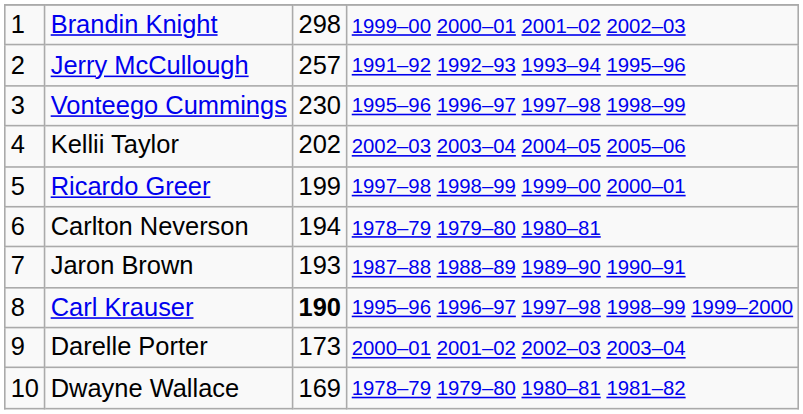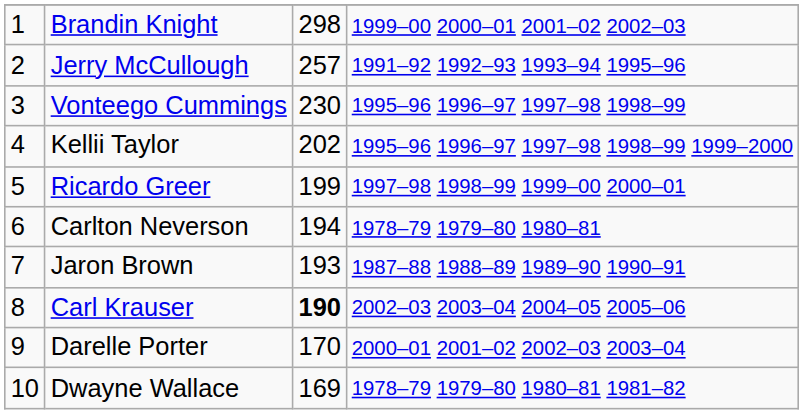(519, 146) 2002–03 2003–04 2004–05 2005–06 -> (572, 146) 1995–96 1996–97 1997–98 1998–99 1999–2000
(572, 307) 1995–96 1996–97 1997–98 1998–99 1999–2000 -> (519, 307) 2002–03 2003–04 2004–05 2005–06
(320, 347) 173 -> (320, 347) 170
